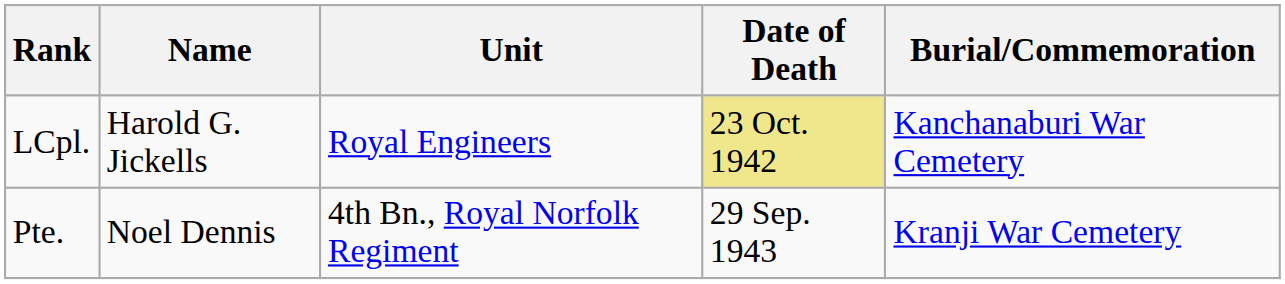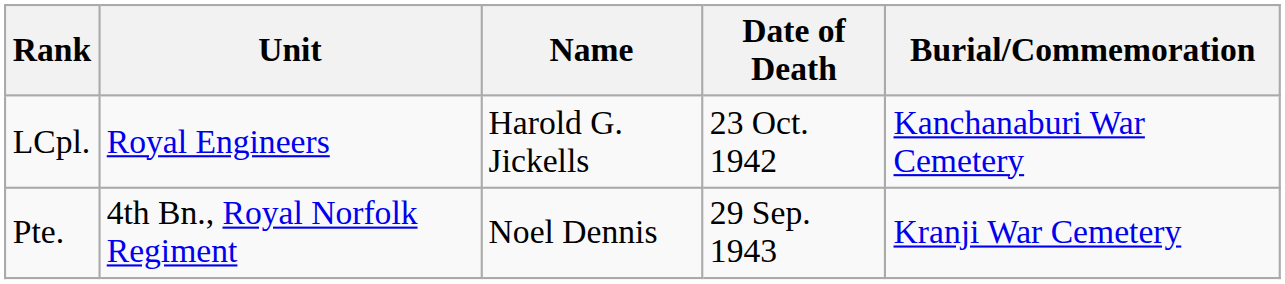columns swapped: (210, 50) <-> (511, 50)
(759, 141) khaki background -> (759, 141) no background
